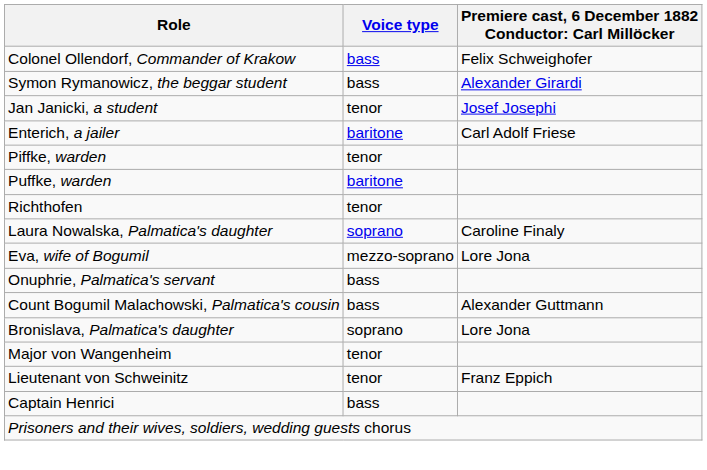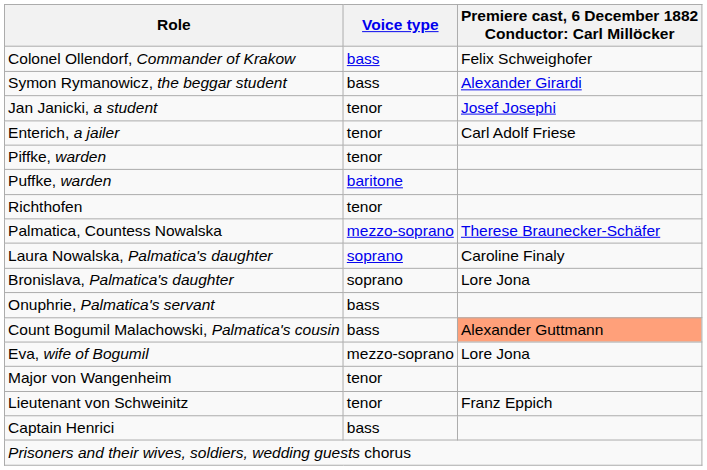(375, 132) baritone -> (365, 132) tenor
+ row: (115, 231)
rows swapped: (121, 329) <-> (78, 255)
(532, 305) no background -> (532, 329) lightsalmon background
